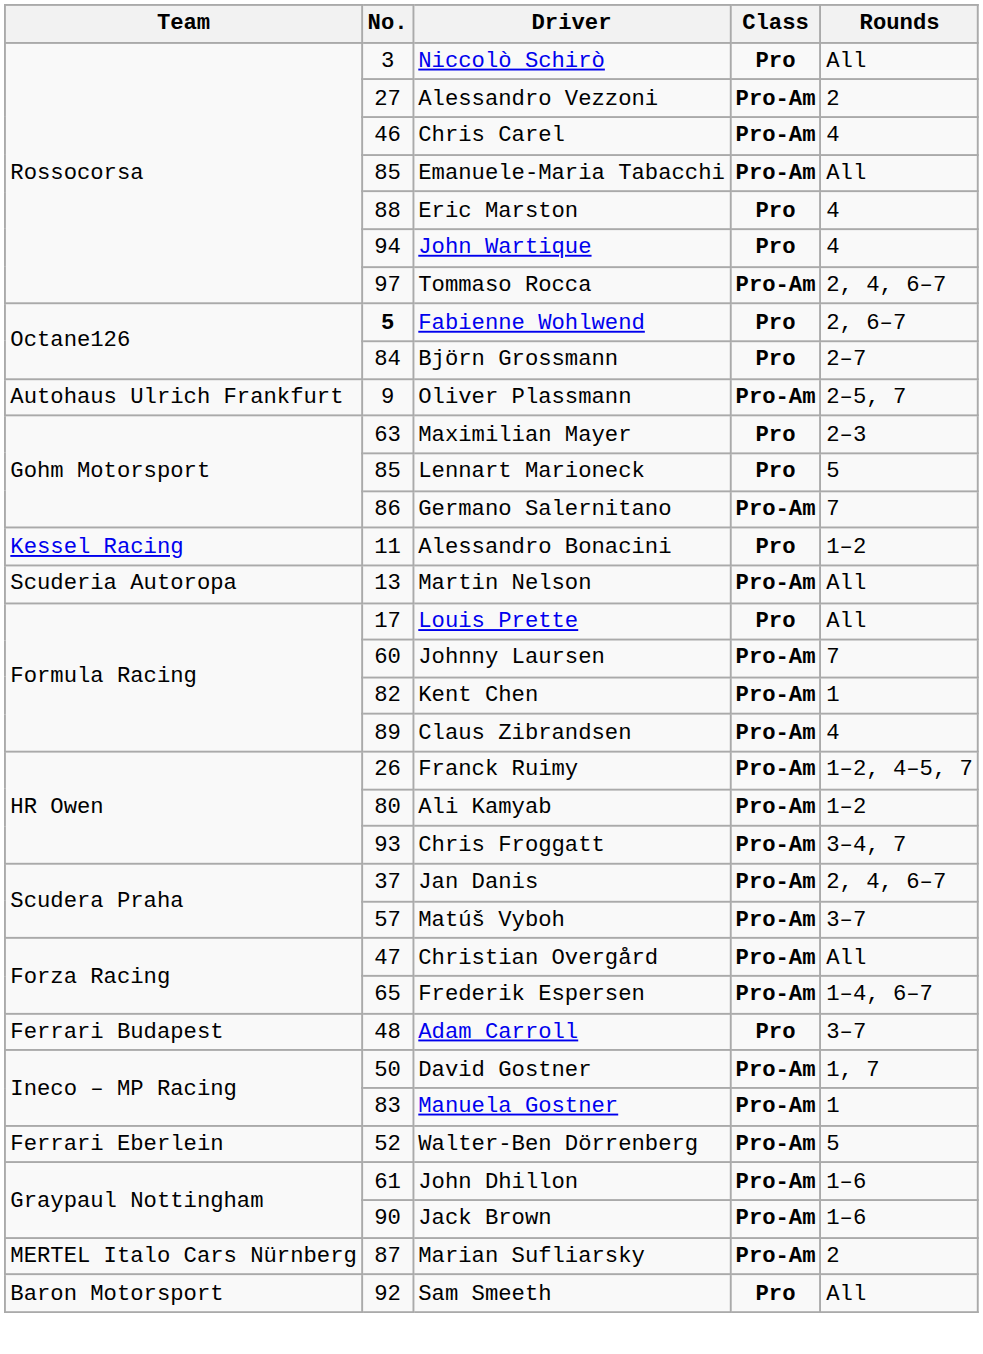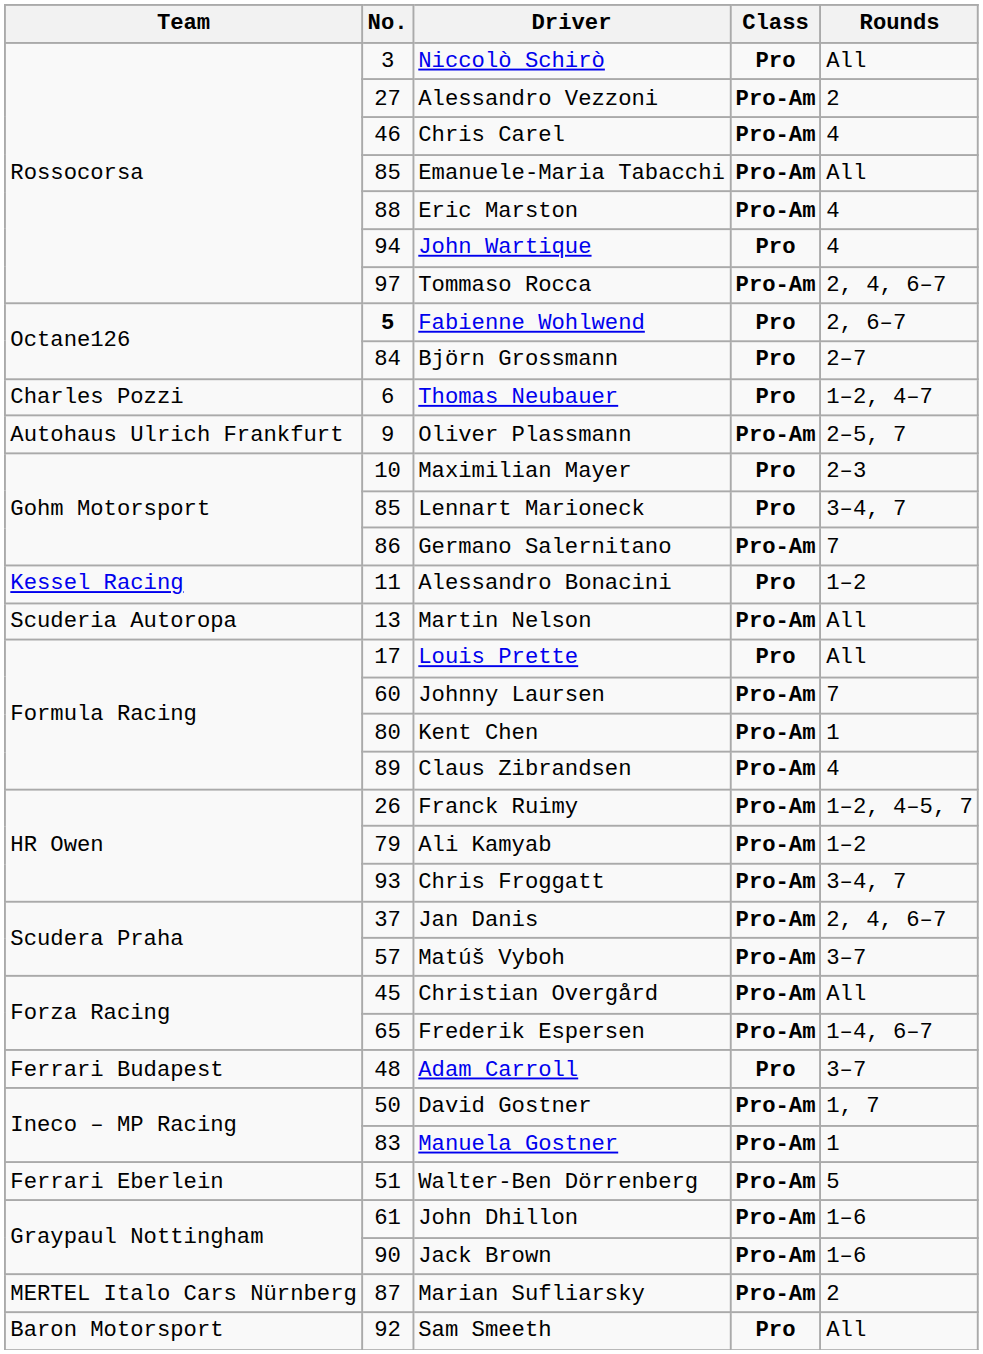(776, 210) Pro -> (776, 210) Pro-Am
+ row: (518, 397)
(388, 434) 63 -> (388, 471) 10
(833, 471) 5 -> (866, 509) 3–4, 7
(388, 696) 82 -> (388, 733) 80
(388, 808) 80 -> (388, 845) 79
(388, 957) 47 -> (388, 994) 45
(388, 1144) 52 -> (388, 1181) 51
